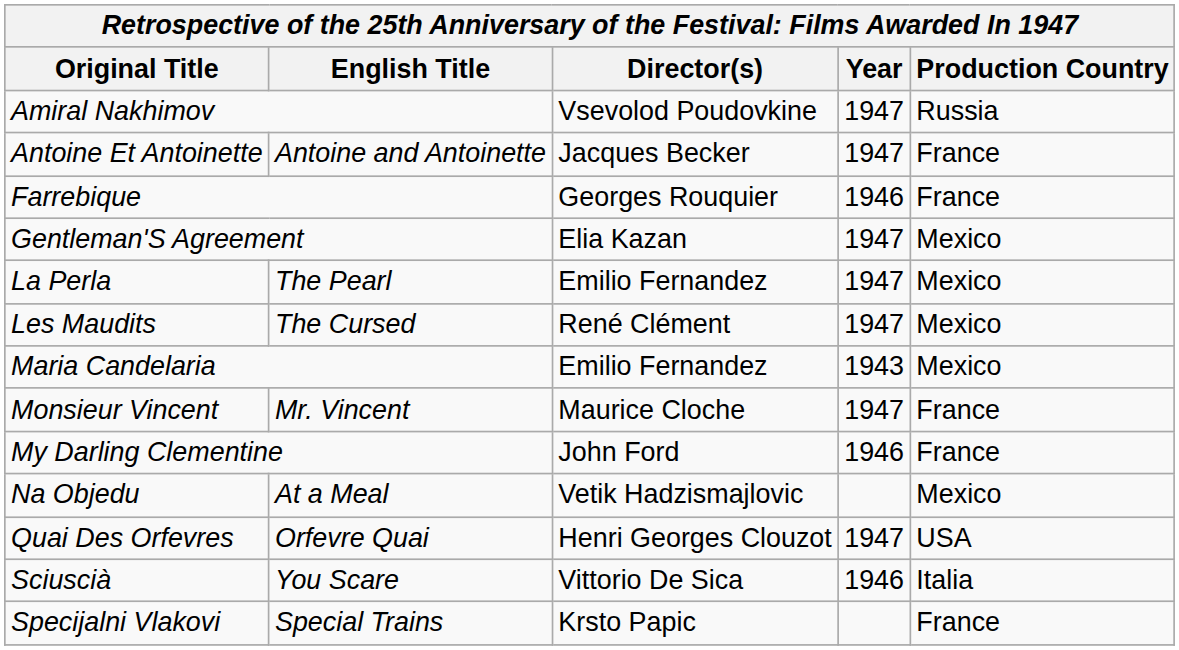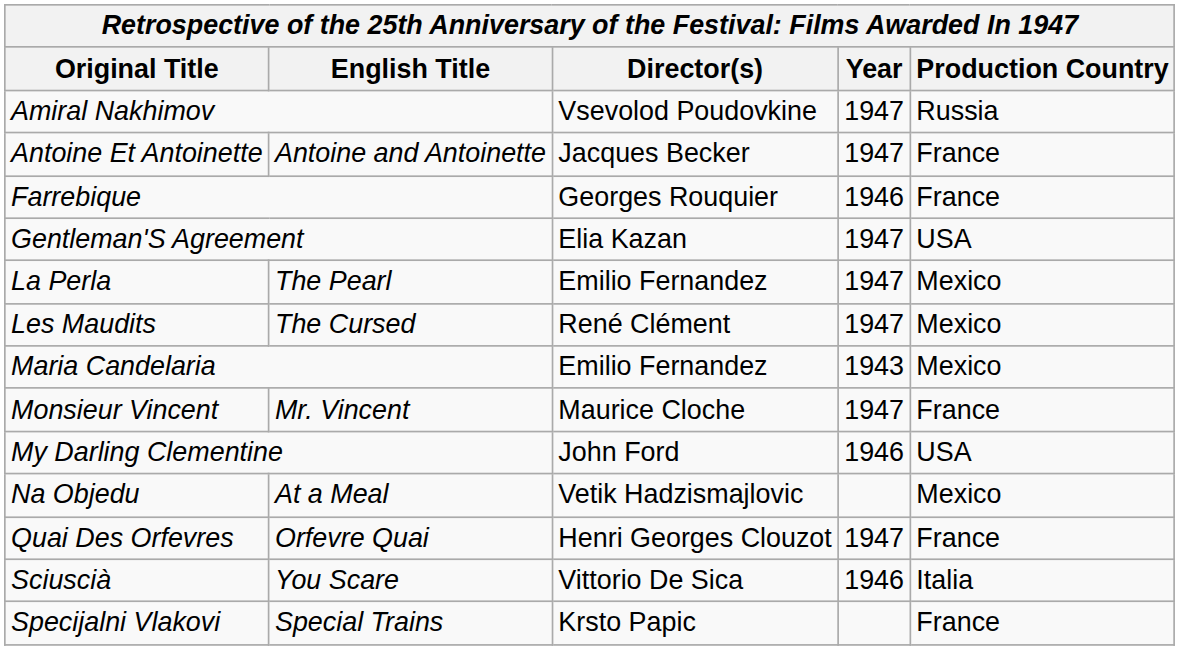(959, 238) Mexico -> (944, 238) USA
(958, 452) France -> (944, 452) USA
(944, 537) USA -> (958, 537) France
